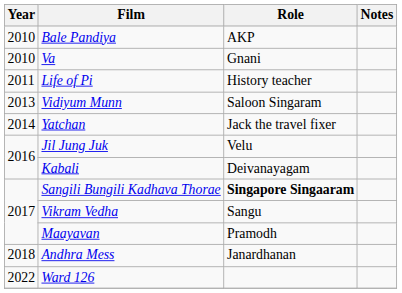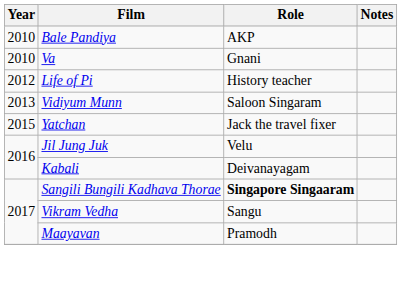(21, 80) 2011 -> (21, 80) 2012
(21, 124) 2014 -> (21, 124) 2015
- row: (78, 255)
- row: (68, 277)
